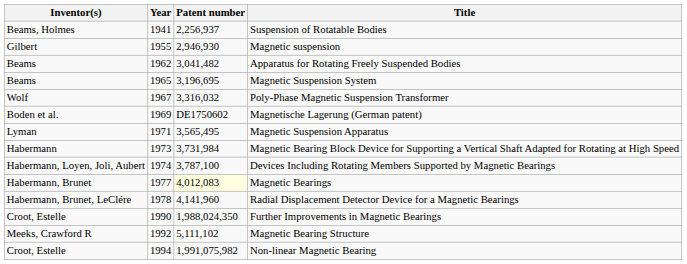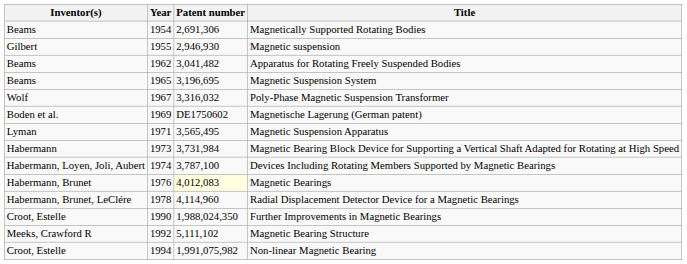- row: (318, 30)
+ row: (338, 30)
(161, 183) 1977 -> (161, 183) 1976
(198, 200) 4,141,960 -> (198, 200) 4,114,960
